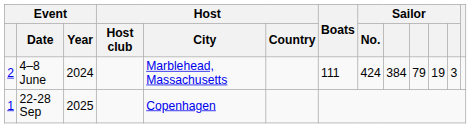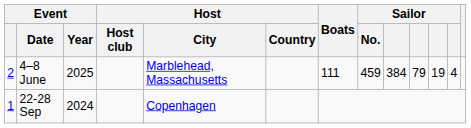(80, 73) 2024 -> (80, 73) 2025
(371, 73) 424 -> (371, 73) 459
(454, 73) 3 -> (454, 73) 4
(80, 106) 2025 -> (80, 106) 2024
